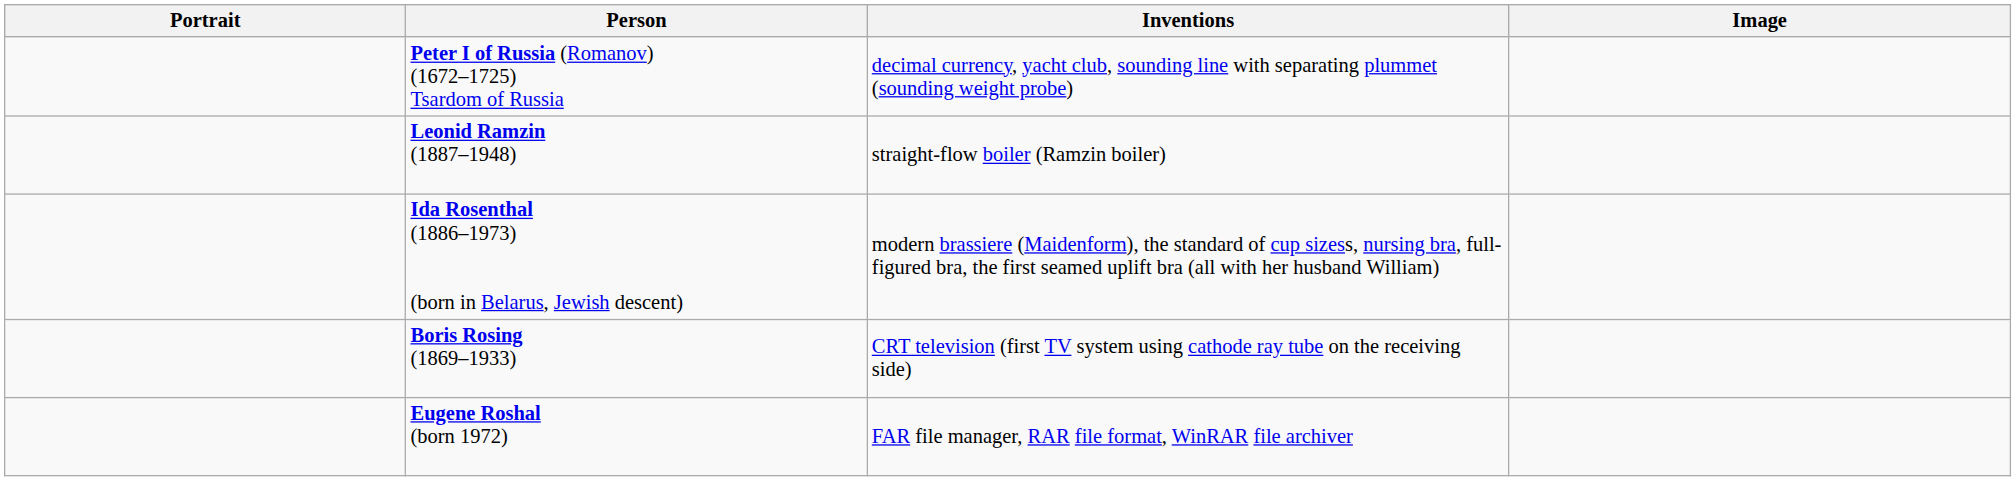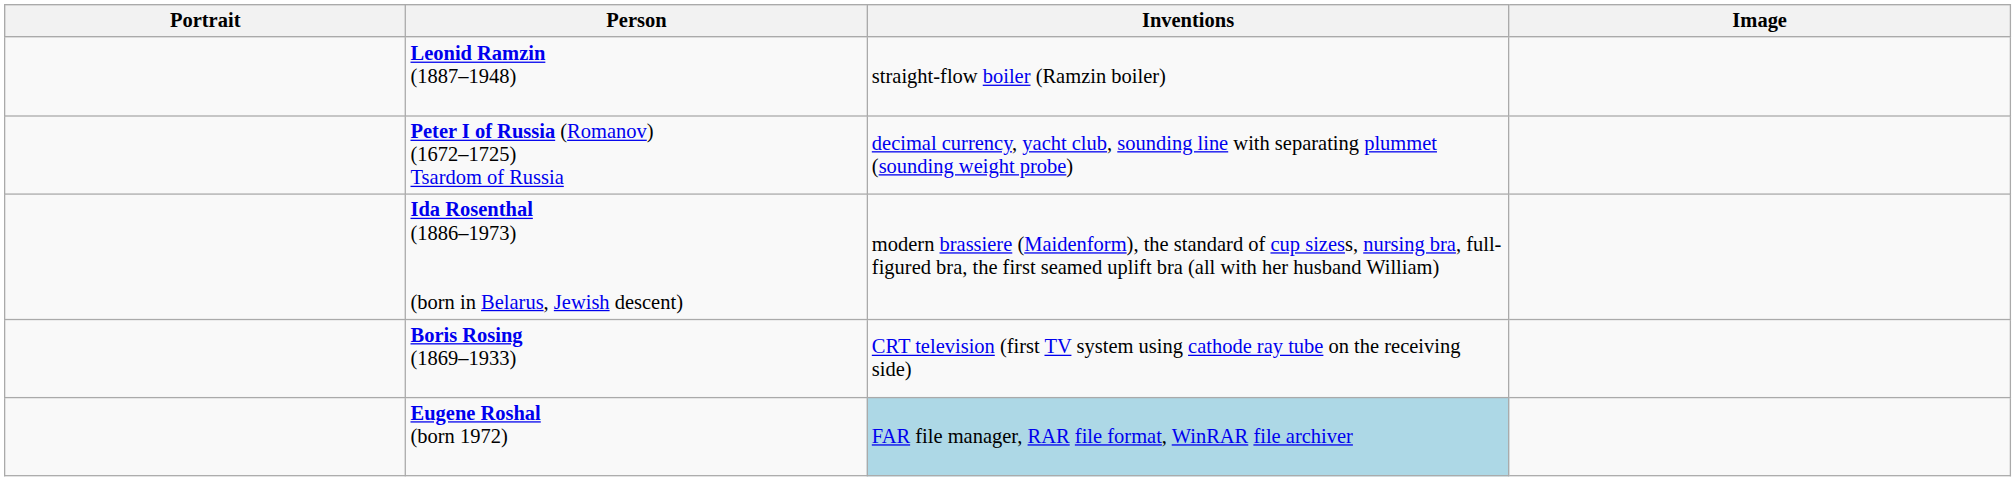rows swapped: (478, 143) <-> (532, 76)
(1112, 436) no background -> (1112, 436) lightblue background
